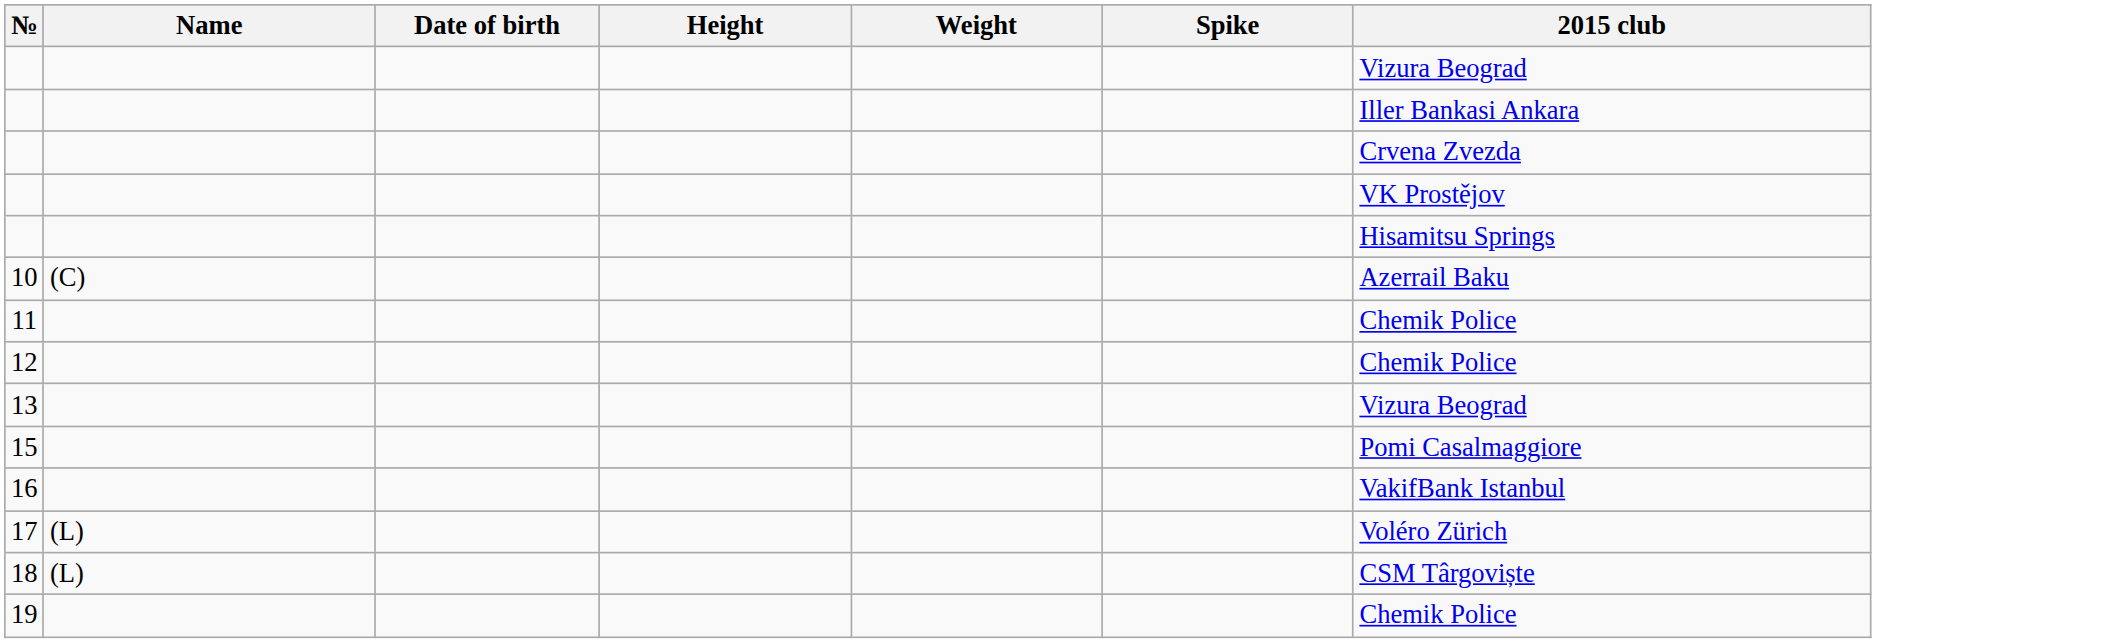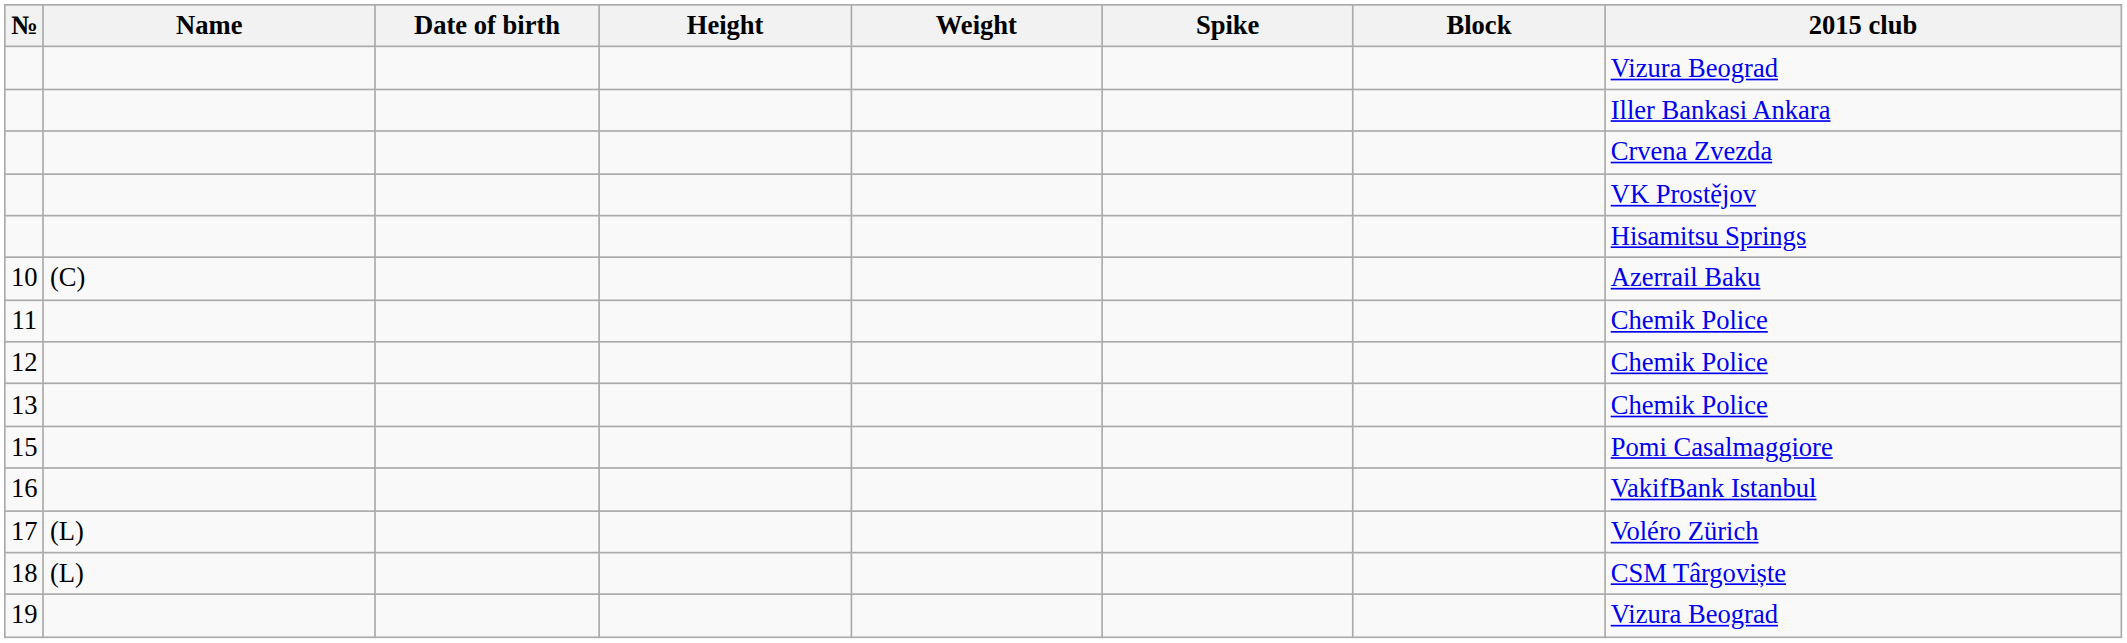+ column: (1479, 25)
(1443, 404) Vizura Beograd -> (1689, 404) Chemik Police
(1438, 615) Chemik Police -> (1694, 615) Vizura Beograd
